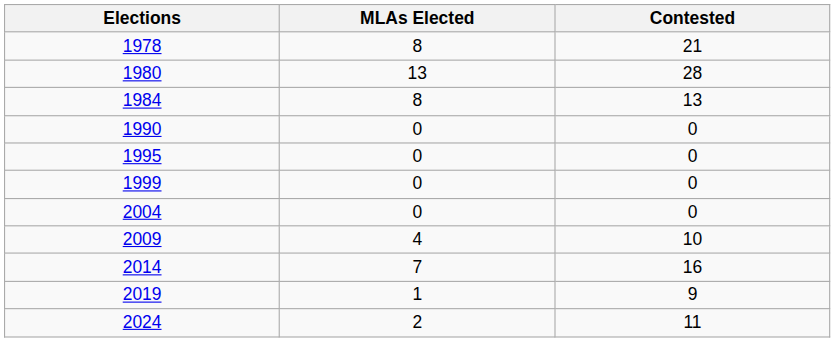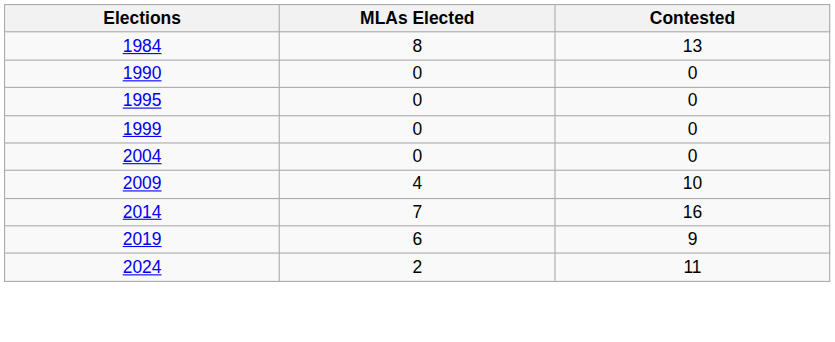- row: (142, 45)
- row: (142, 73)
(417, 294) 1 -> (417, 239) 6
